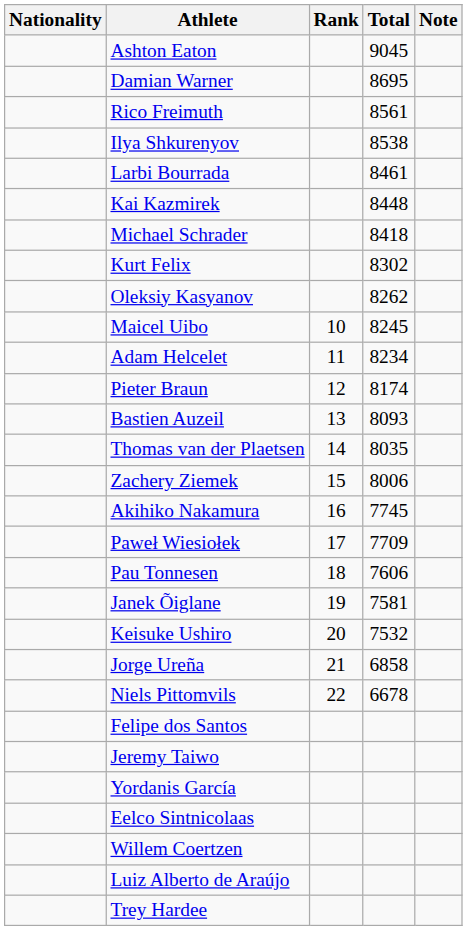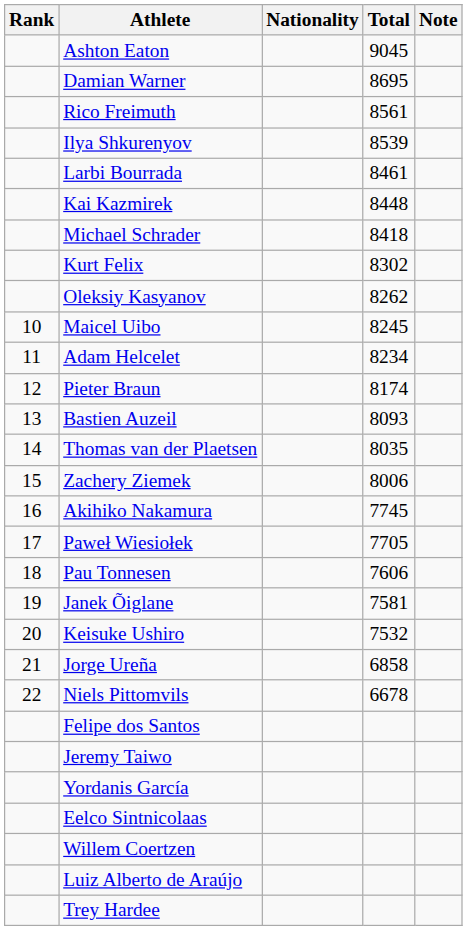columns swapped: (336, 19) <-> (55, 19)
(389, 142) 8538 -> (389, 142) 8539
(389, 541) 7709 -> (389, 541) 7705
